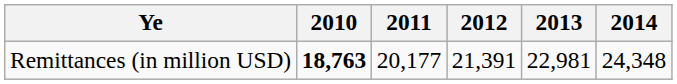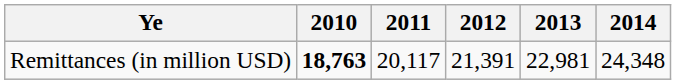(409, 60) 20,177 -> (409, 60) 20,117
